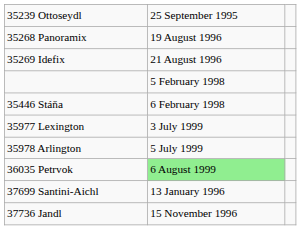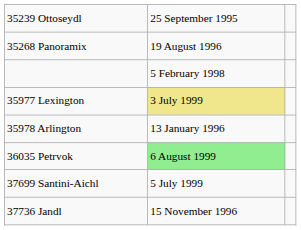- row: (36, 59)
- row: (35, 103)
(177, 125) no background -> (177, 101) khaki background
(177, 147) 5 July 1999 -> (187, 128) 13 January 1996
(187, 192) 13 January 1996 -> (177, 183) 5 July 1999
